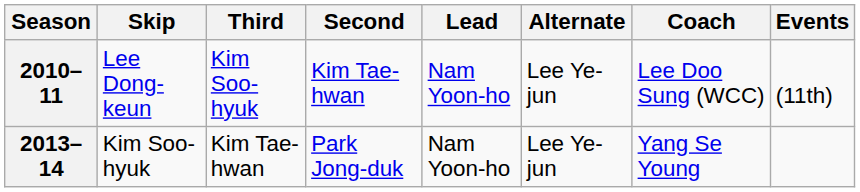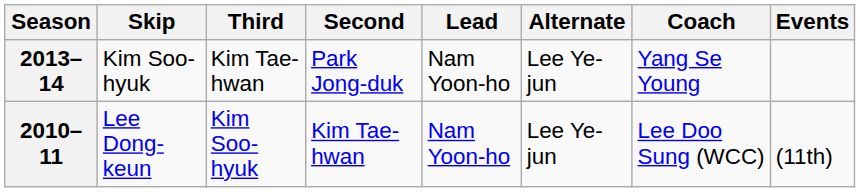rows swapped: (51, 82) <-> (51, 156)
